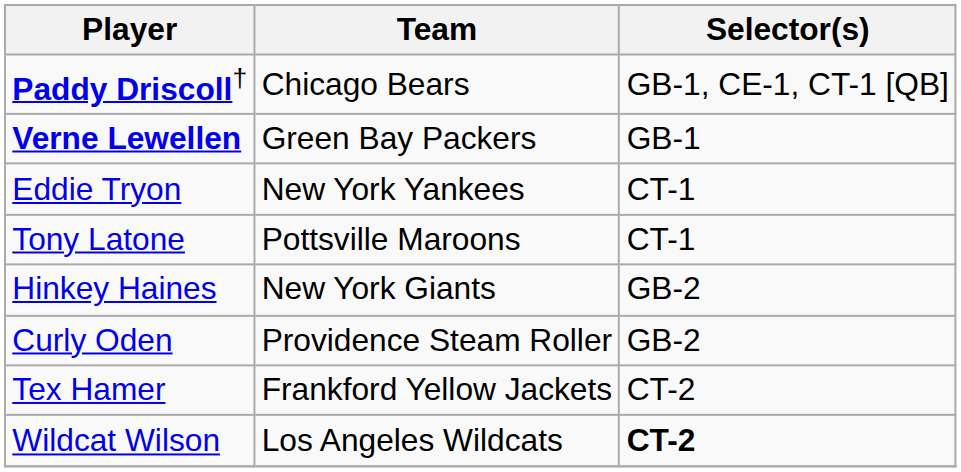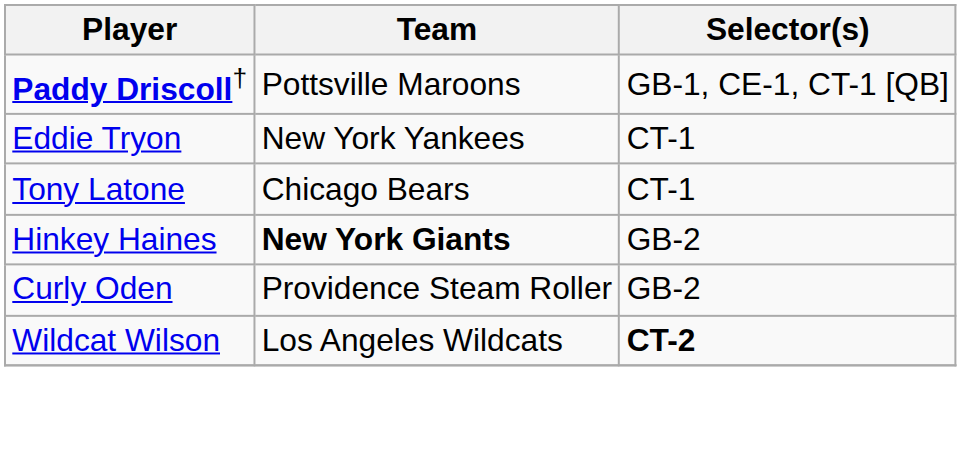(366, 84) Chicago Bears -> (391, 84) Pottsville Maroons
- row: (127, 138)
(391, 239) Pottsville Maroons -> (366, 188) Chicago Bears
(379, 289) normal -> (386, 239) bold
- row: (89, 389)
